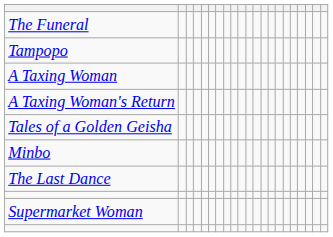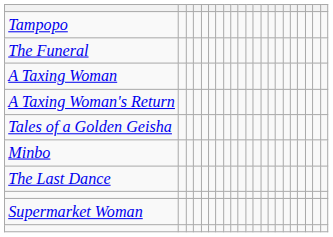rows swapped: (48, 24) <-> (38, 50)
